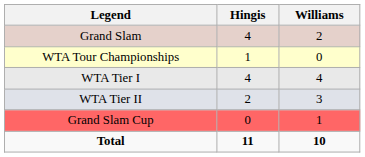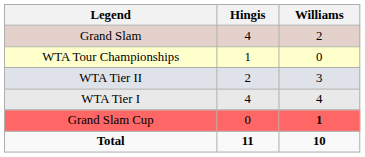rows swapped: (111, 77) <-> (111, 99)
(319, 120) normal -> (319, 120) bold
